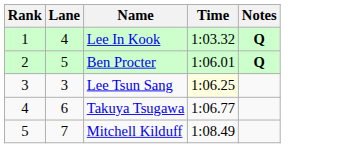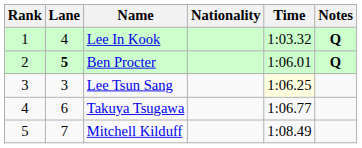+ column: (226, 16)
(64, 62) normal -> (64, 62) bold
